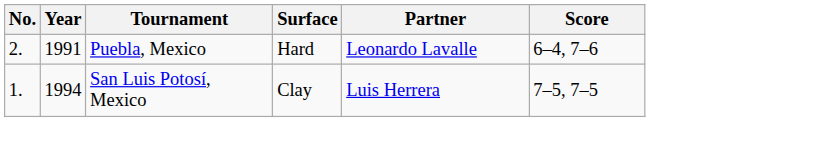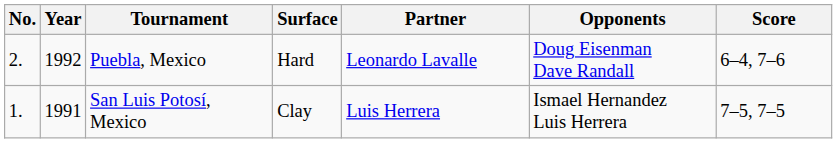+ column: (623, 19)
(63, 48) 1991 -> (63, 59) 1992
(63, 89) 1994 -> (63, 111) 1991
